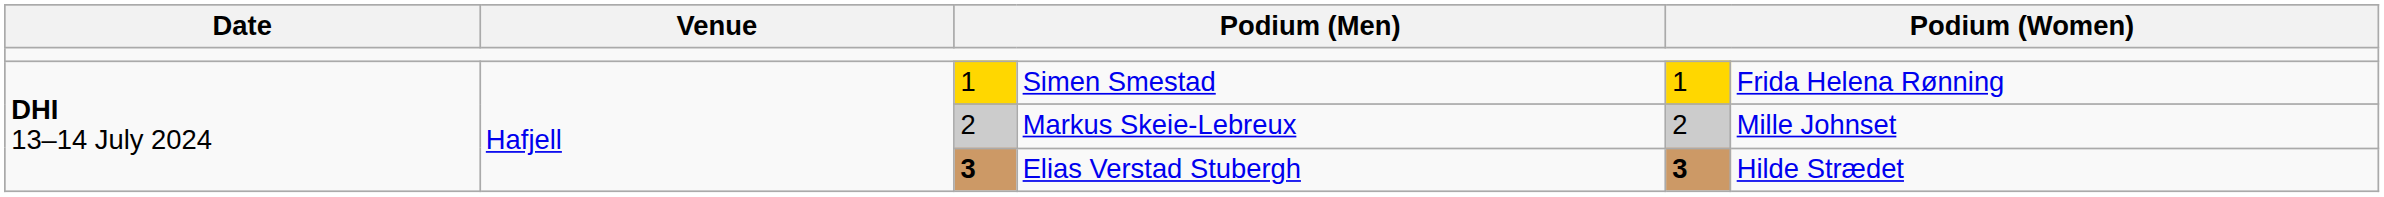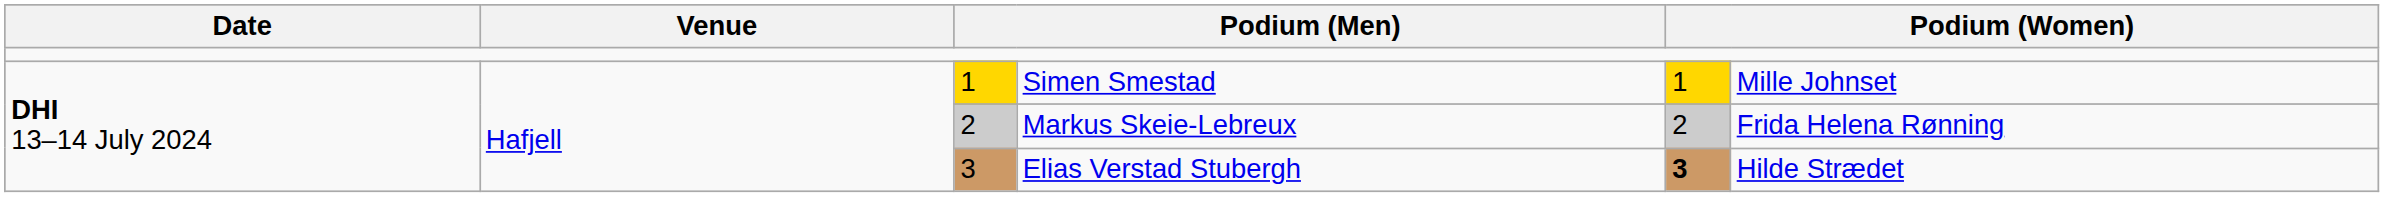(1871, 82) Frida Helena Rønning -> (1817, 82) Mille Johnset
(1817, 125) Mille Johnset -> (1871, 125) Frida Helena Rønning
(968, 168) bold -> (968, 168) normal
